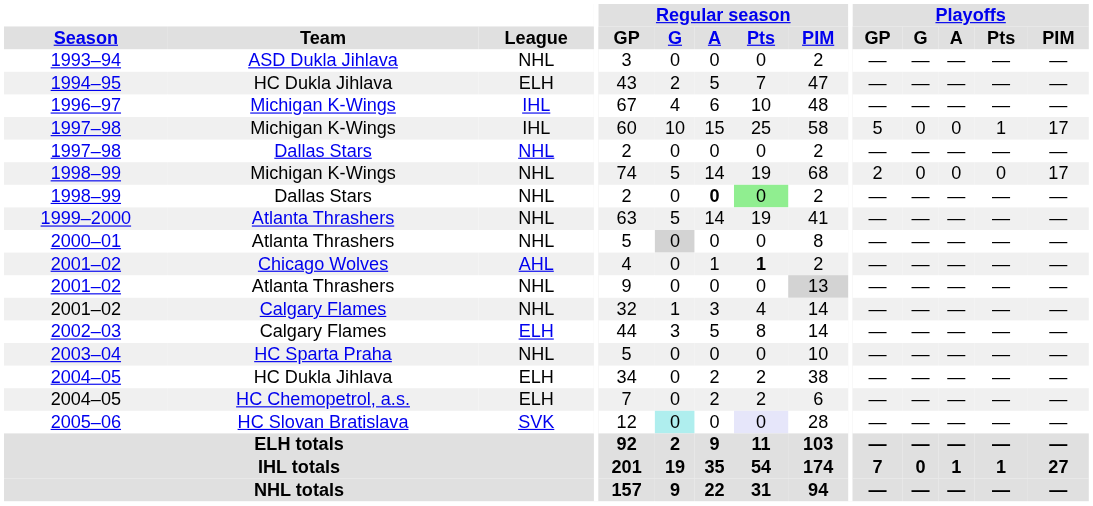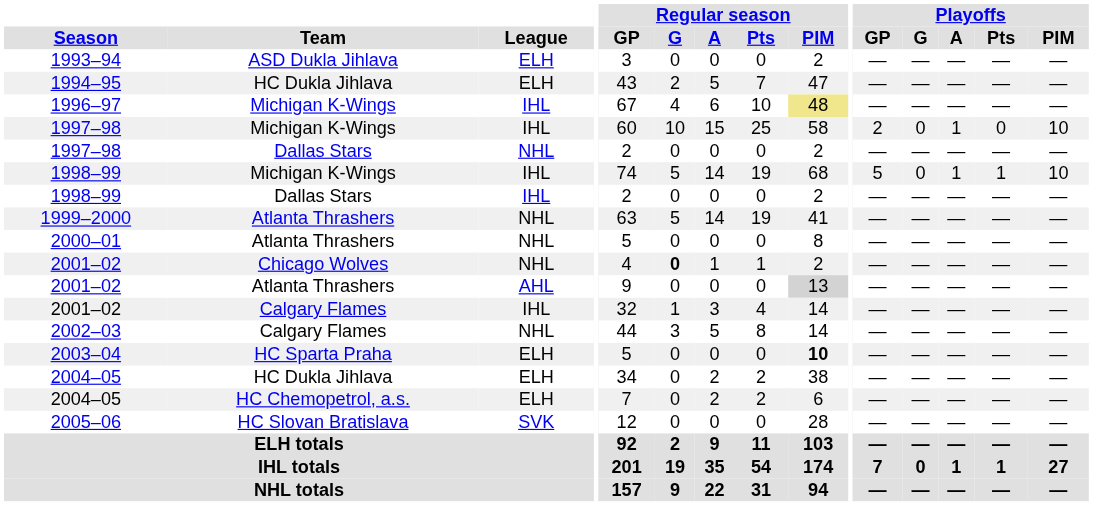(536, 60) NHL -> (536, 60) ELH
(818, 105) no background -> (818, 105) khaki background
(878, 128) 5 -> (878, 128) 2
(956, 128) 0 -> (956, 128) 1
(1001, 128) 1 -> (1001, 128) 0
(1058, 128) 17 -> (1058, 128) 10
(536, 173) NHL -> (536, 173) IHL
(878, 173) 2 -> (878, 173) 5
(956, 173) 0 -> (956, 173) 1
(1001, 173) 0 -> (1001, 173) 1
(1058, 173) 17 -> (1058, 173) 10
(536, 196) NHL -> (536, 196) IHL
(714, 196) bold -> (714, 196) normal
(761, 196) lightgreen background -> (761, 196) no background
(675, 241) lightgrey background -> (675, 241) no background
(536, 263) AHL -> (536, 263) NHL
(675, 263) normal -> (675, 263) bold
(761, 263) bold -> (761, 263) normal
(536, 286) NHL -> (536, 286) AHL
(536, 309) NHL -> (536, 309) IHL
(536, 331) ELH -> (536, 331) NHL
(536, 354) NHL -> (536, 354) ELH
(818, 354) normal -> (818, 354) bold
(675, 422) paleturquoise background -> (675, 422) no background
(761, 422) lavender background -> (761, 422) no background
